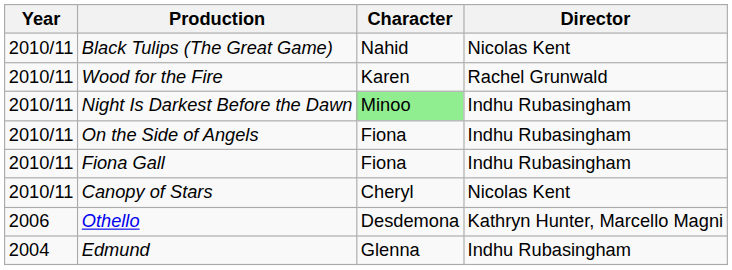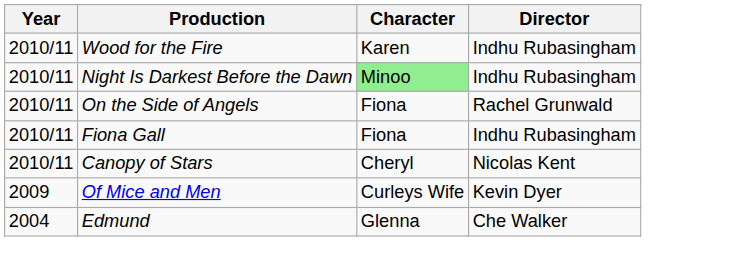- row: (207, 47)
(538, 76) Rachel Grunwald -> (554, 47) Indhu Rubasingham
(549, 134) Indhu Rubasingham -> (543, 105) Rachel Grunwald
+ row: (151, 192)
- row: (111, 221)
(549, 250) Indhu Rubasingham -> (520, 221) Che Walker
